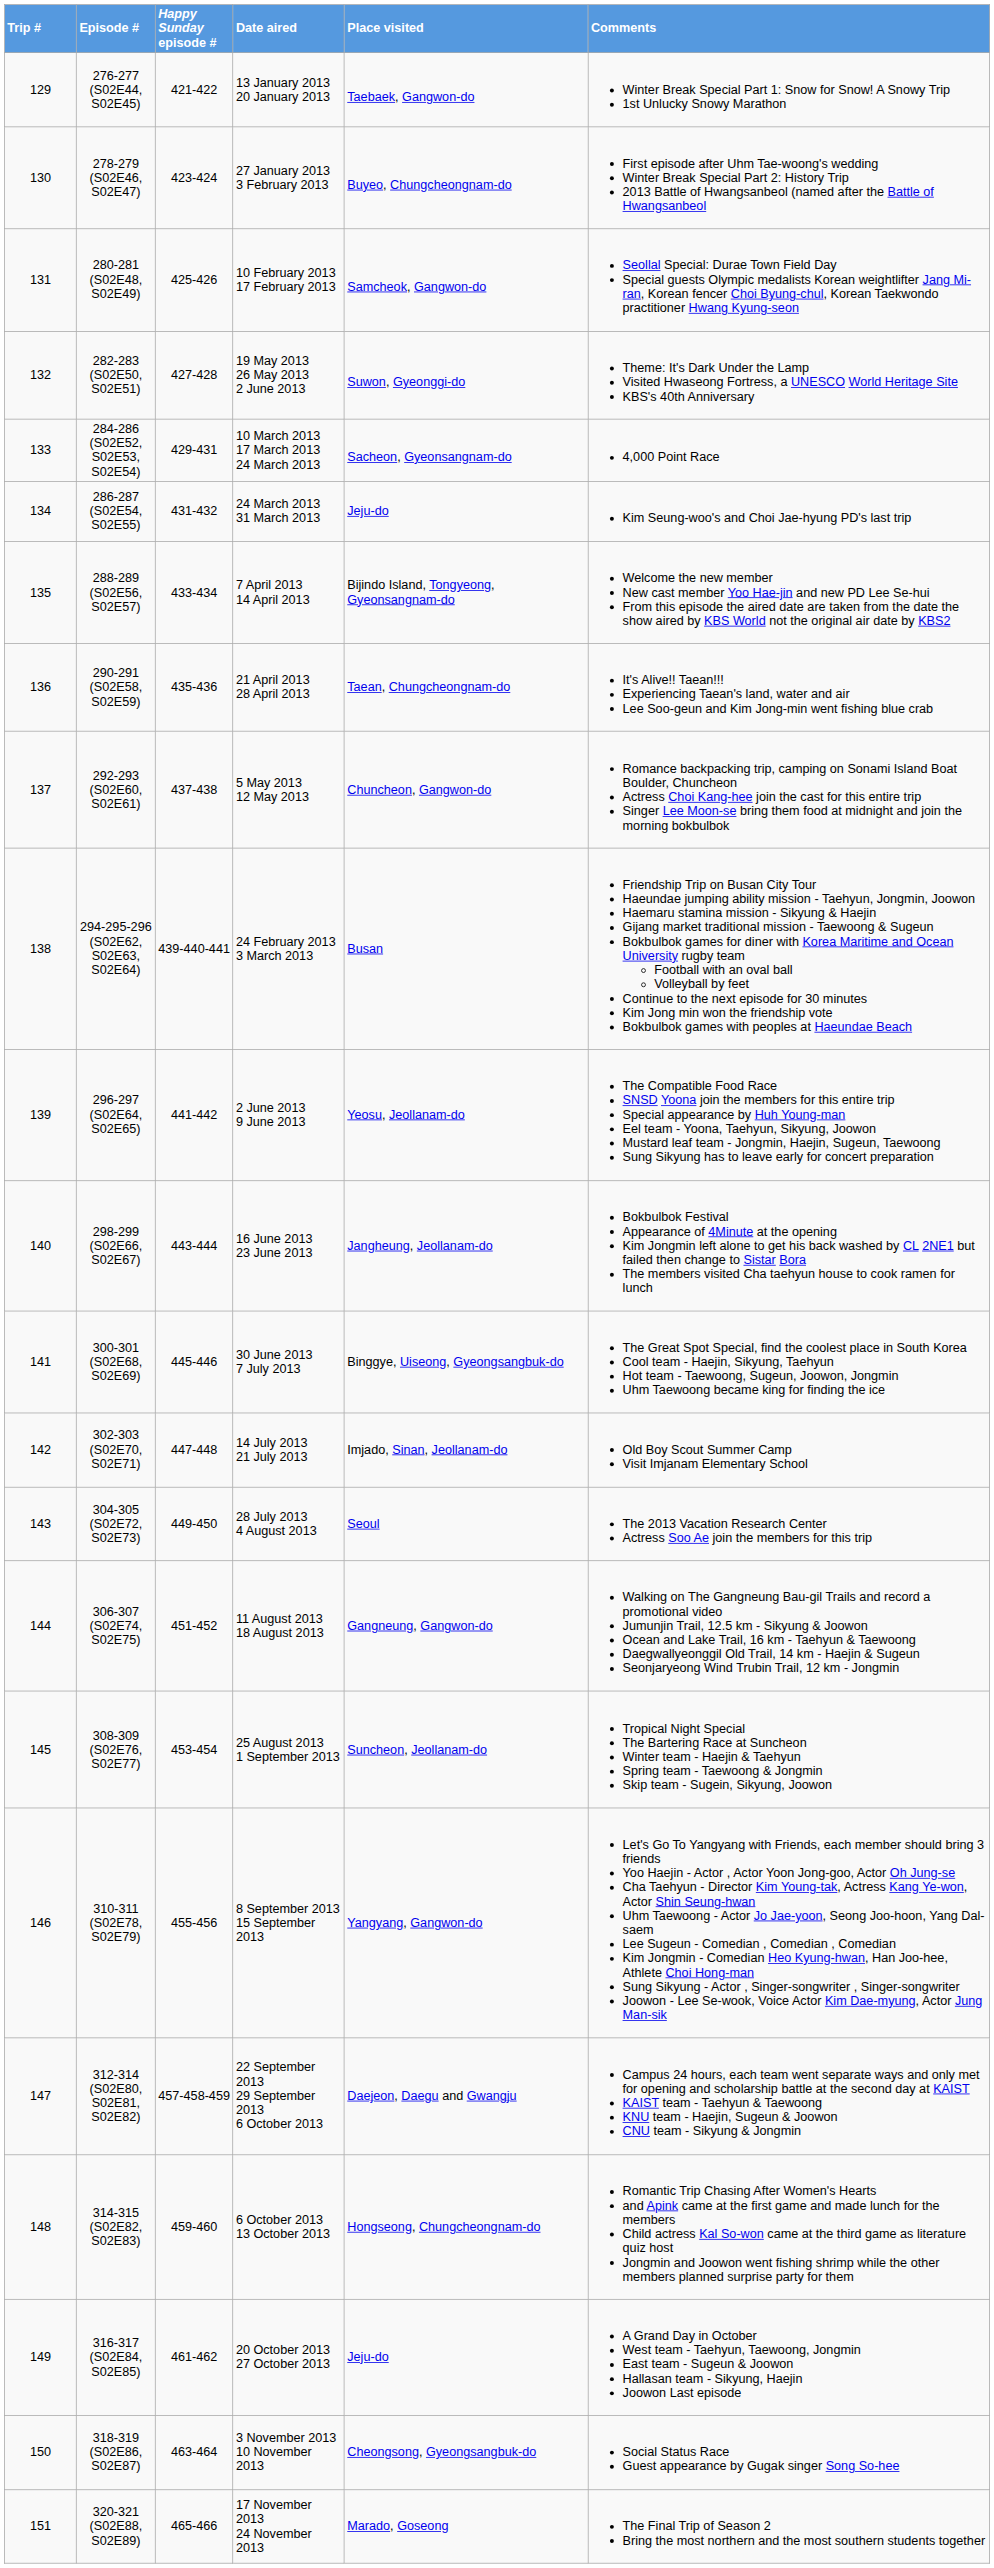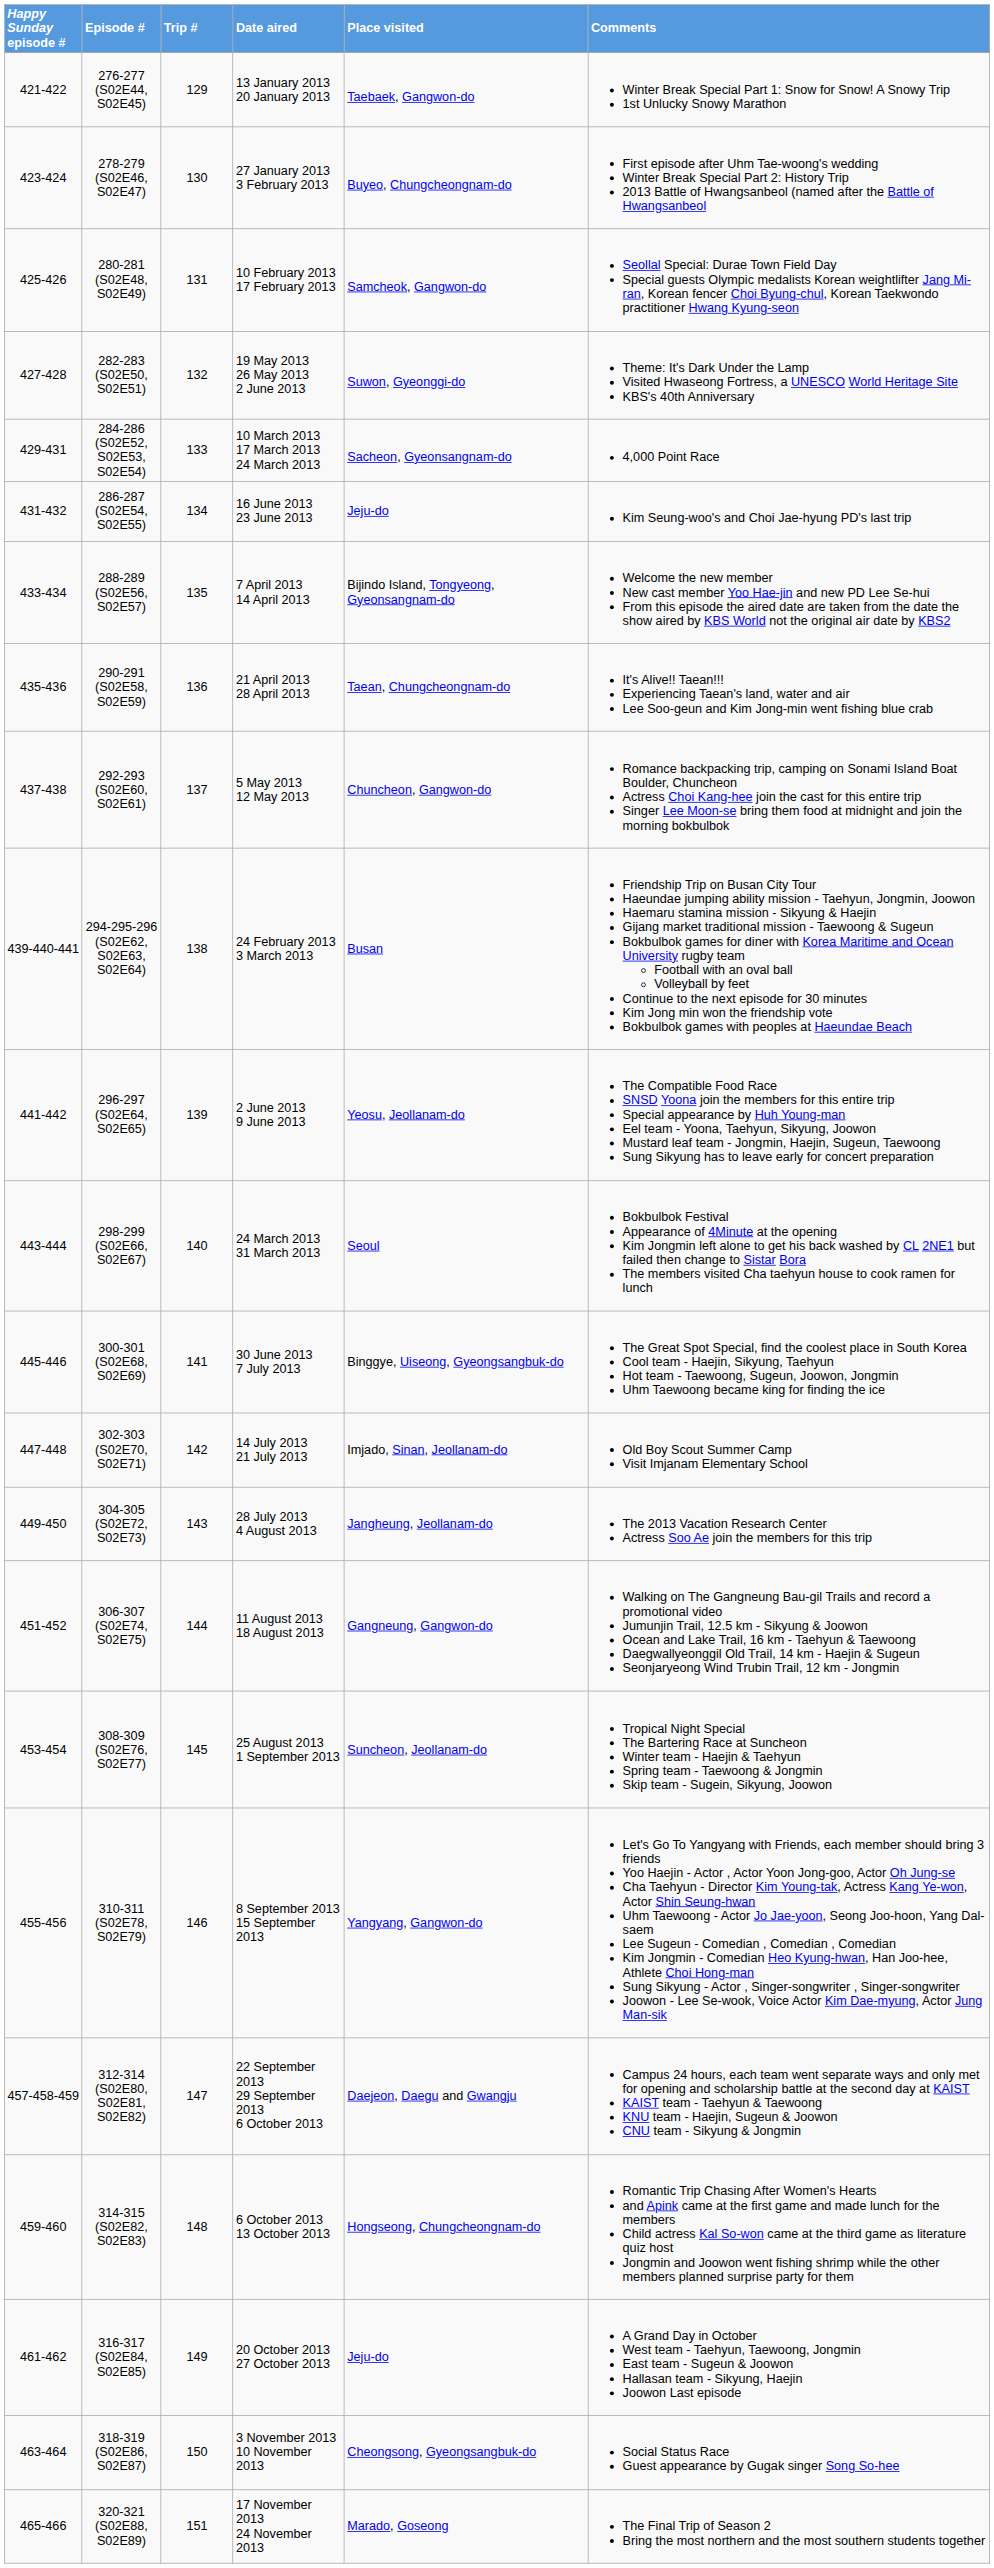columns swapped: (24, 28) <-> (187, 28)
(278, 511) 24 March 2013 31 March 2013 -> (274, 511) 16 June 2013 23 June 2013
(274, 1245) 16 June 2013 23 June 2013 -> (278, 1245) 24 March 2013 31 March 2013
(420, 1245) Jangheung, Jeollanam-do -> (363, 1245) Seoul
(363, 1523) Seoul -> (420, 1523) Jangheung, Jeollanam-do
